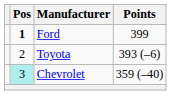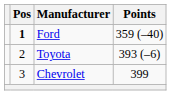(140, 34) 399 -> (140, 34) 359 (–40)
(22, 74) paleturquoise background -> (22, 74) no background
(140, 74) 359 (–40) -> (140, 74) 399
